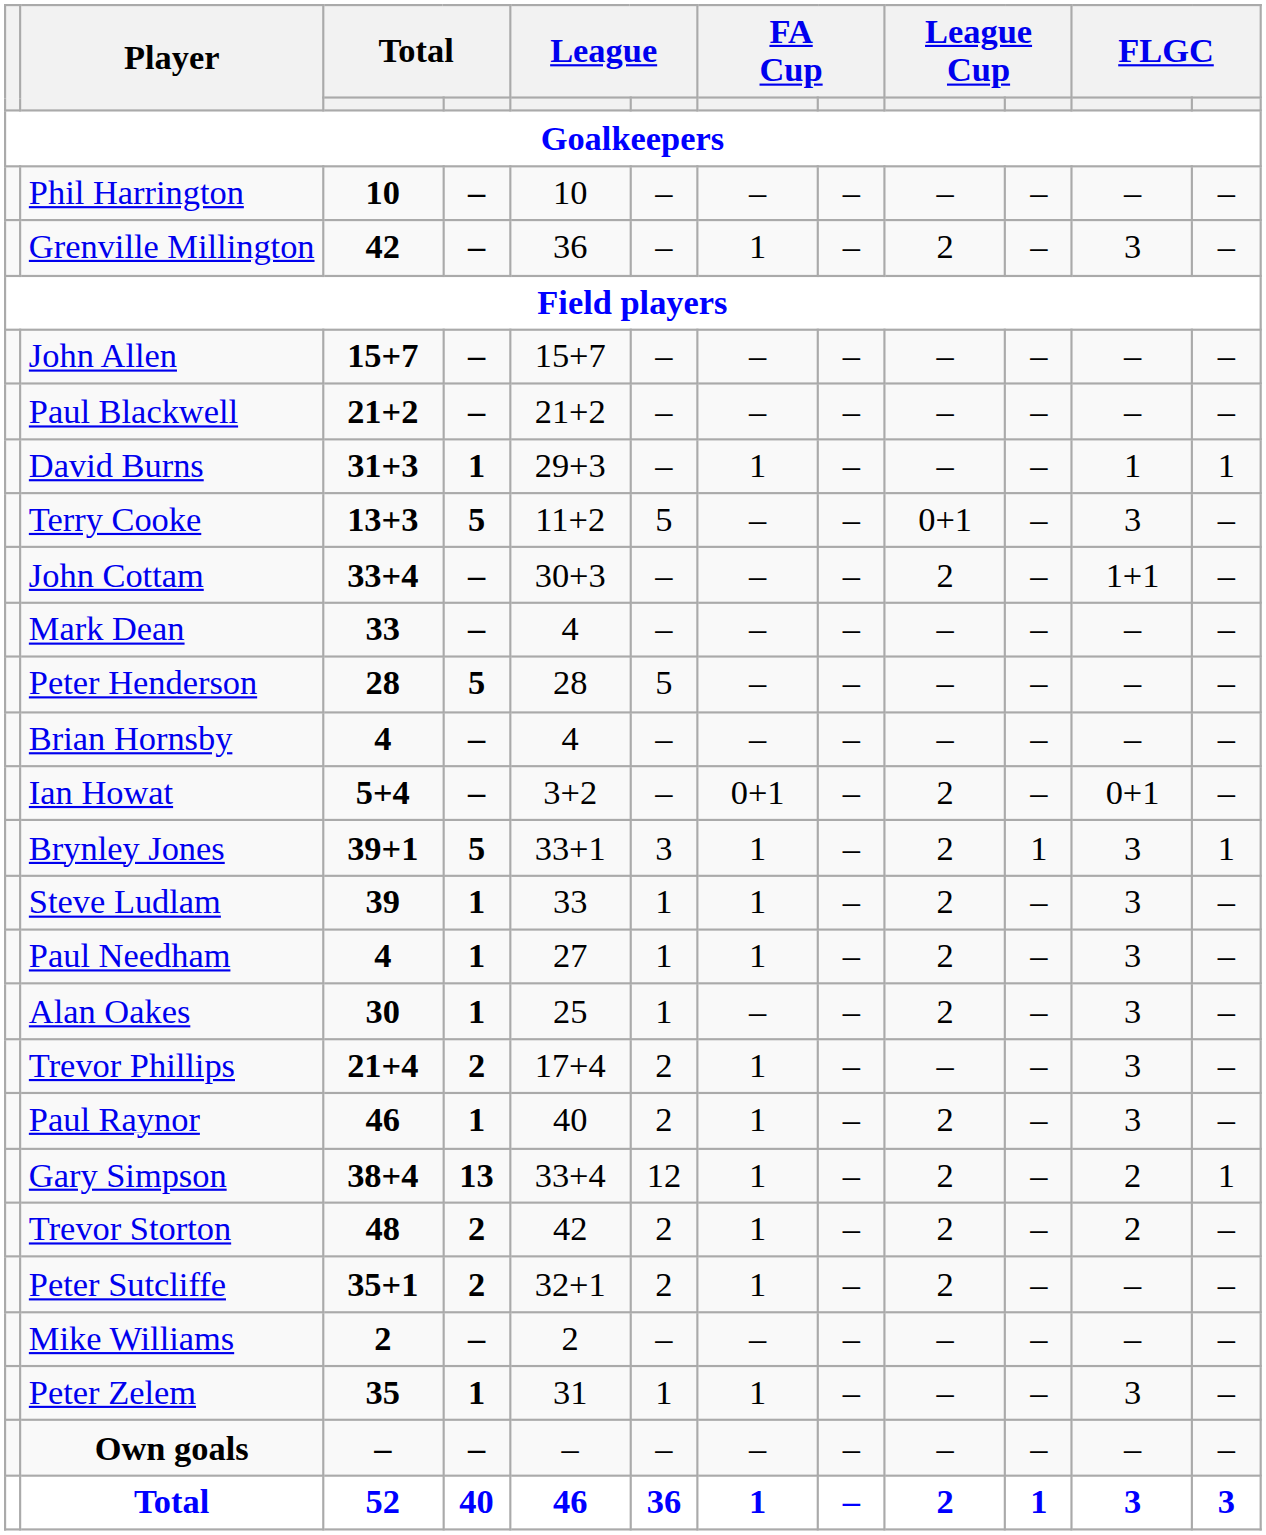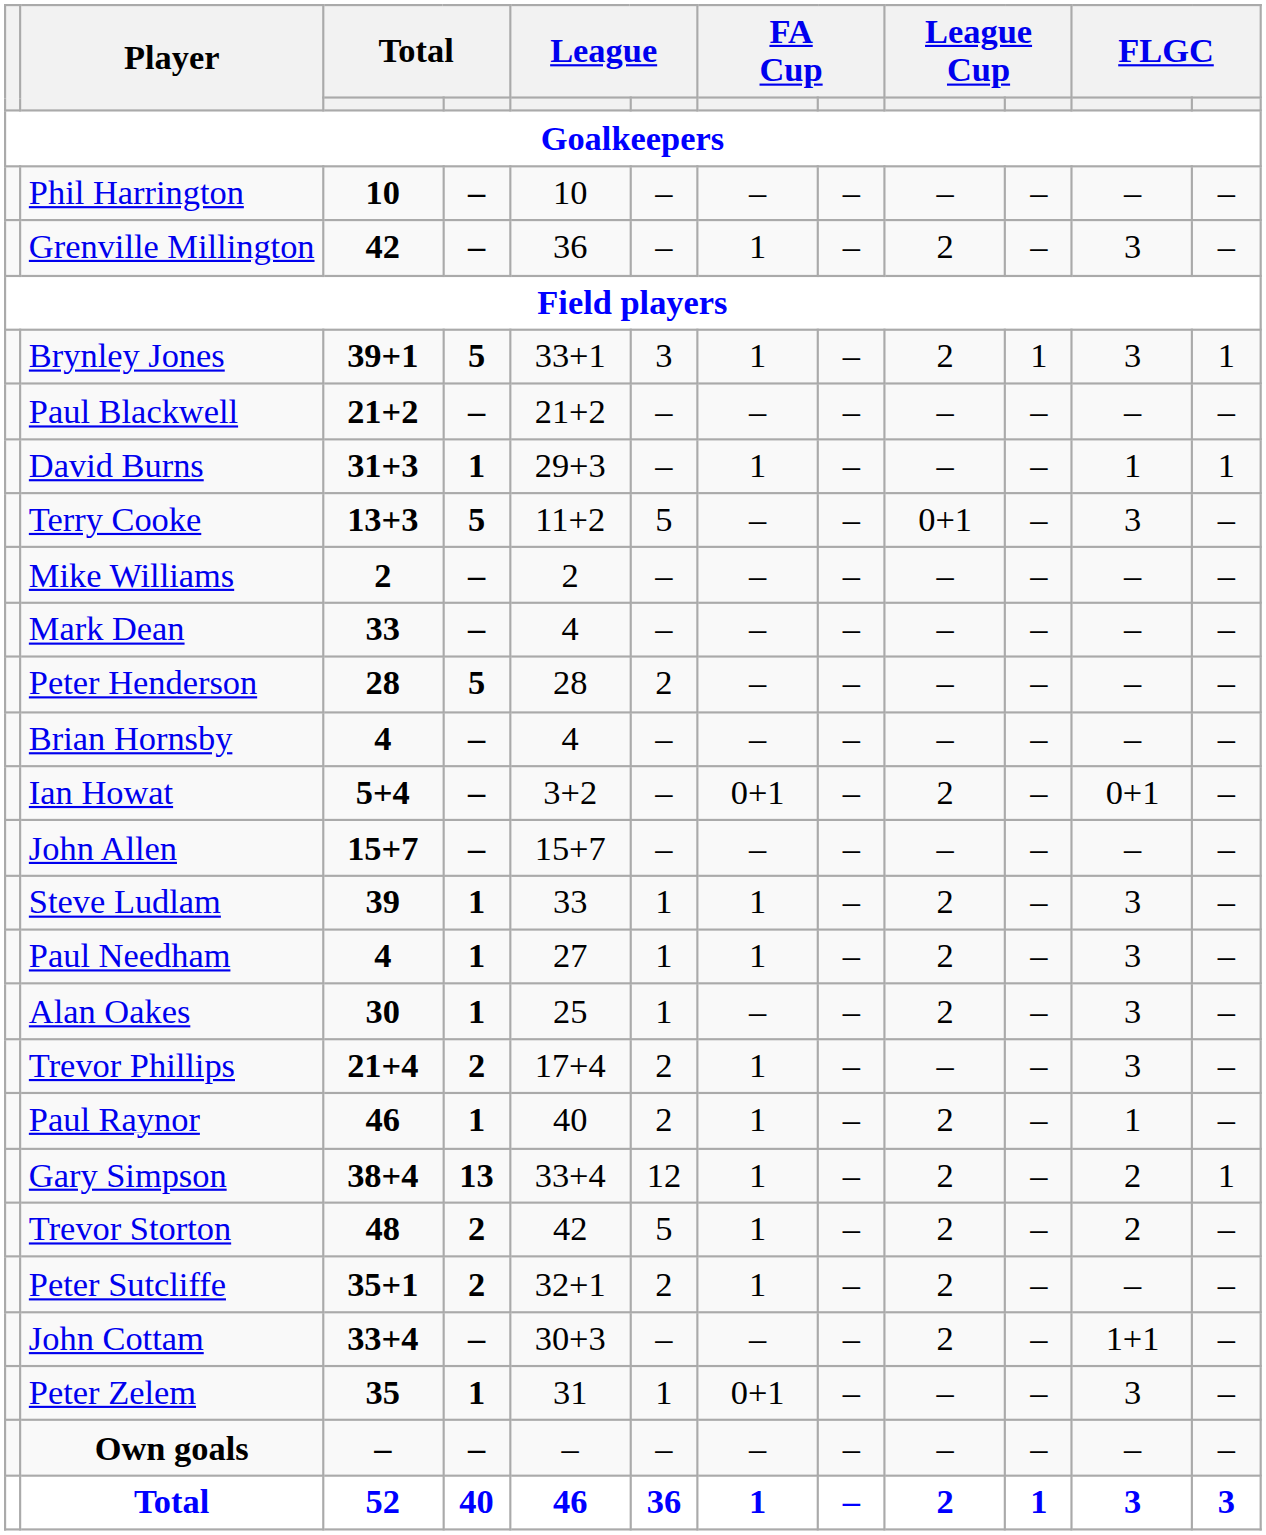rows swapped: (103, 356) <-> (127, 847)
rows swapped: (116, 574) <-> (132, 1338)
(664, 683) 5 -> (664, 683) 2
(1133, 1120) 3 -> (1133, 1120) 1
(664, 1229) 2 -> (664, 1229) 5
(758, 1392) 1 -> (758, 1392) 0+1
